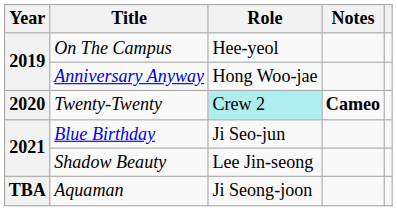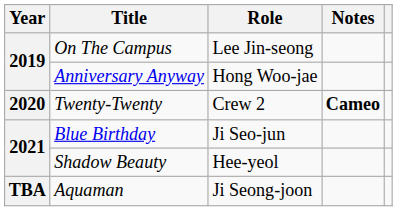(246, 47) Hee-yeol -> (263, 47) Lee Jin-seong
(239, 104) paleturquoise background -> (239, 104) no background
(263, 162) Lee Jin-seong -> (246, 162) Hee-yeol
